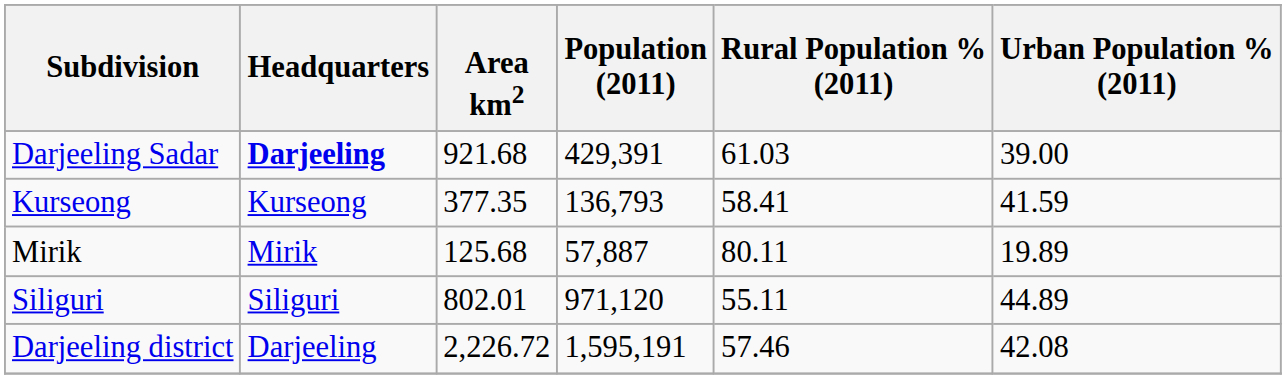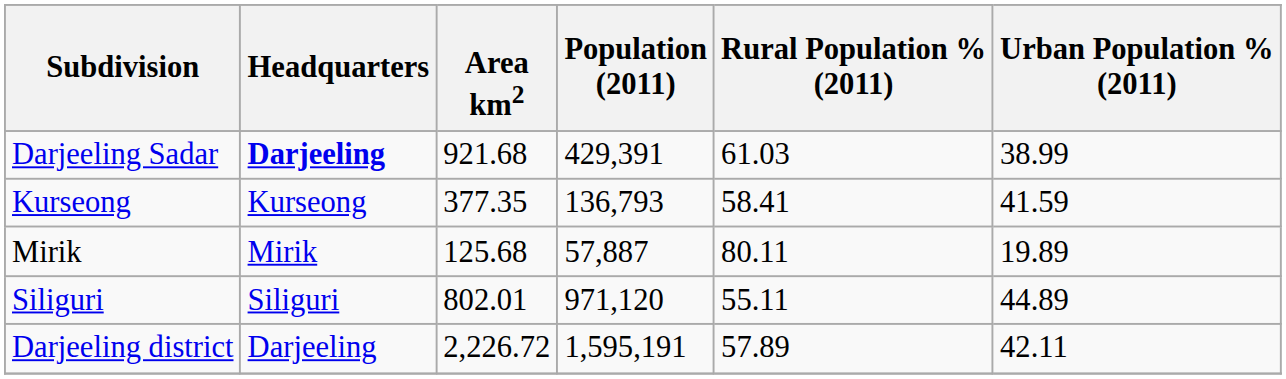(1034, 154) 39.00 -> (1034, 154) 38.99
(755, 348) 57.46 -> (755, 348) 57.89
(1034, 348) 42.08 -> (1034, 348) 42.11
